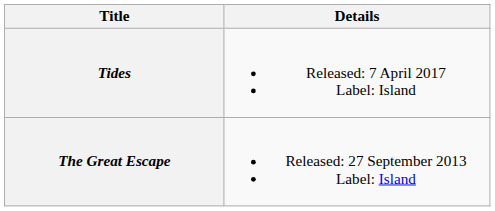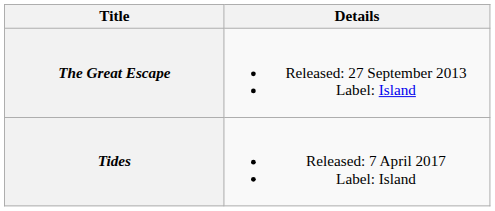rows swapped: (114, 161) <-> (114, 72)
